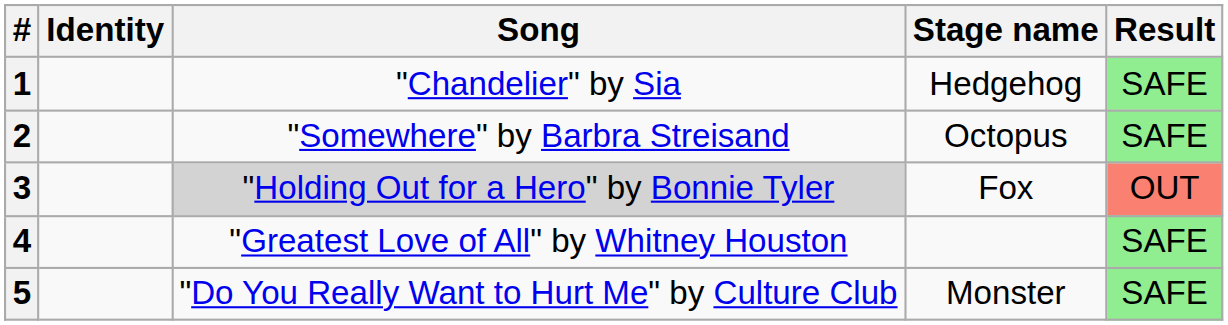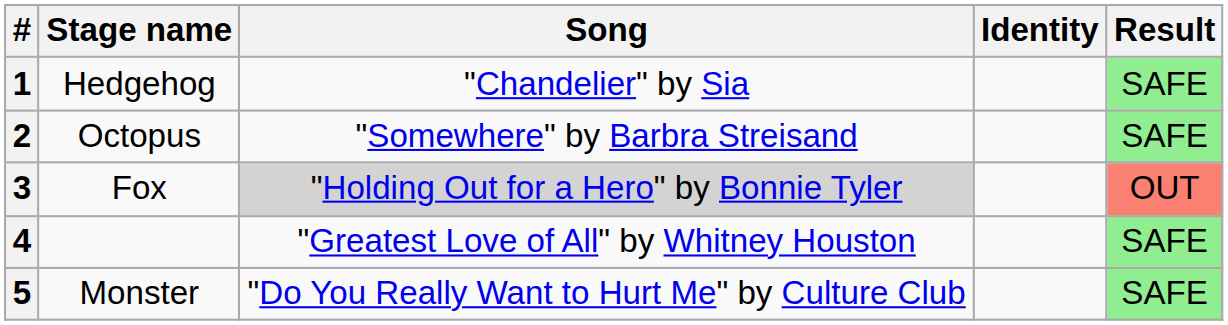columns swapped: (1006, 30) <-> (105, 30)
